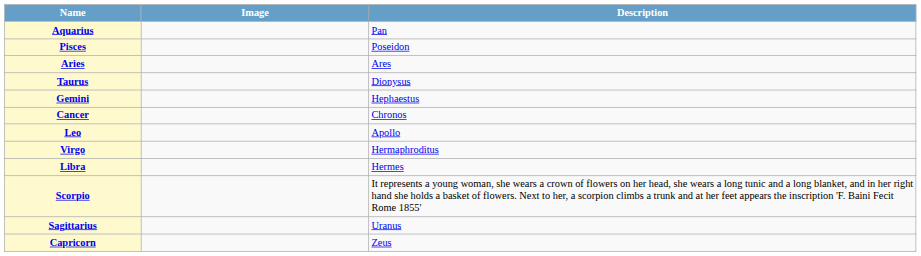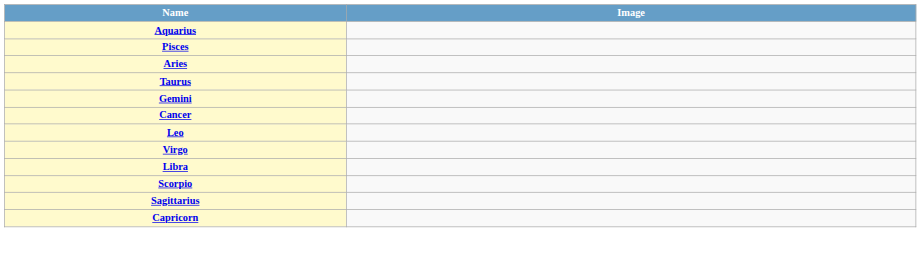- column: (643, 13)
